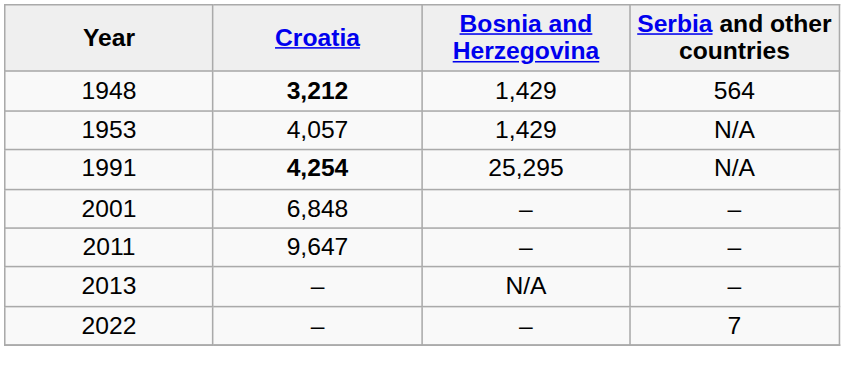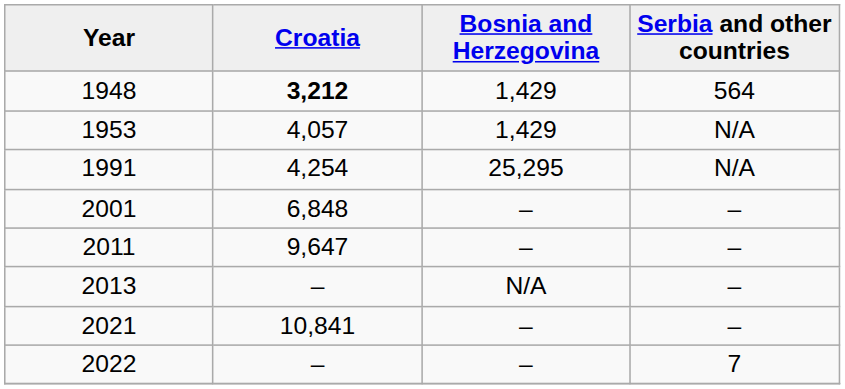(317, 168) bold -> (317, 168) normal
+ row: (109, 325)
